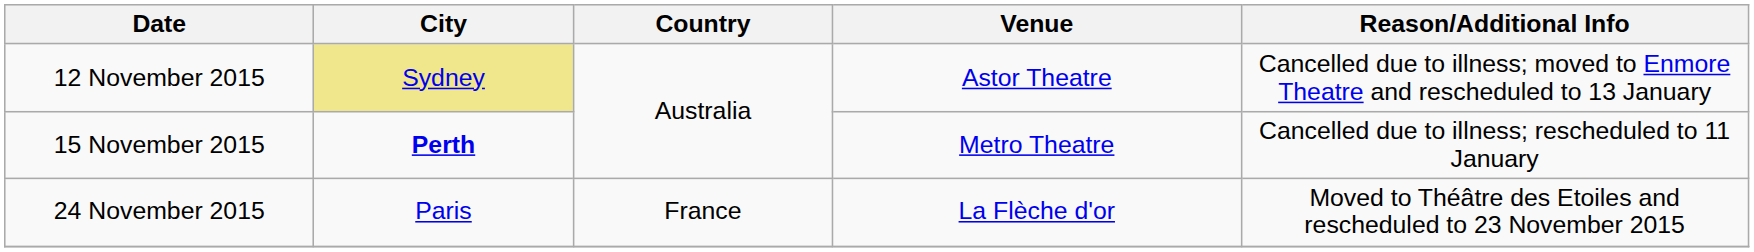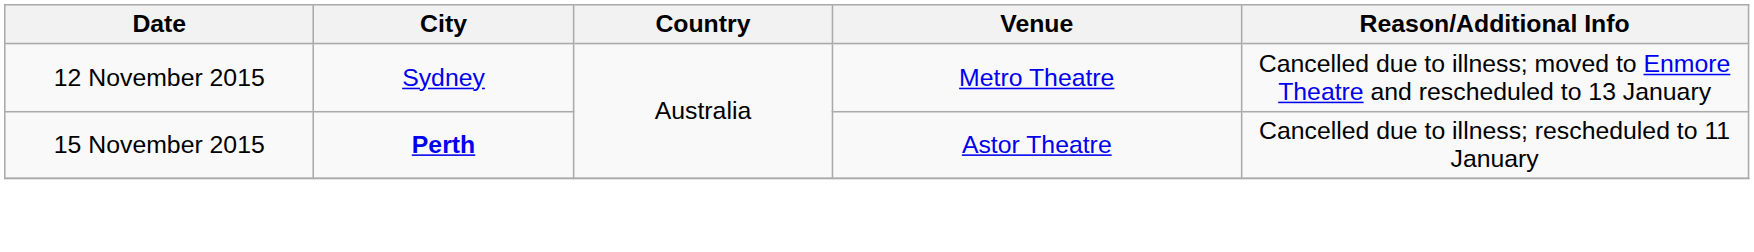(444, 77) khaki background -> (444, 77) no background
(1037, 77) Astor Theatre -> (1037, 77) Metro Theatre
(1037, 144) Metro Theatre -> (1037, 144) Astor Theatre
- row: (159, 211)
